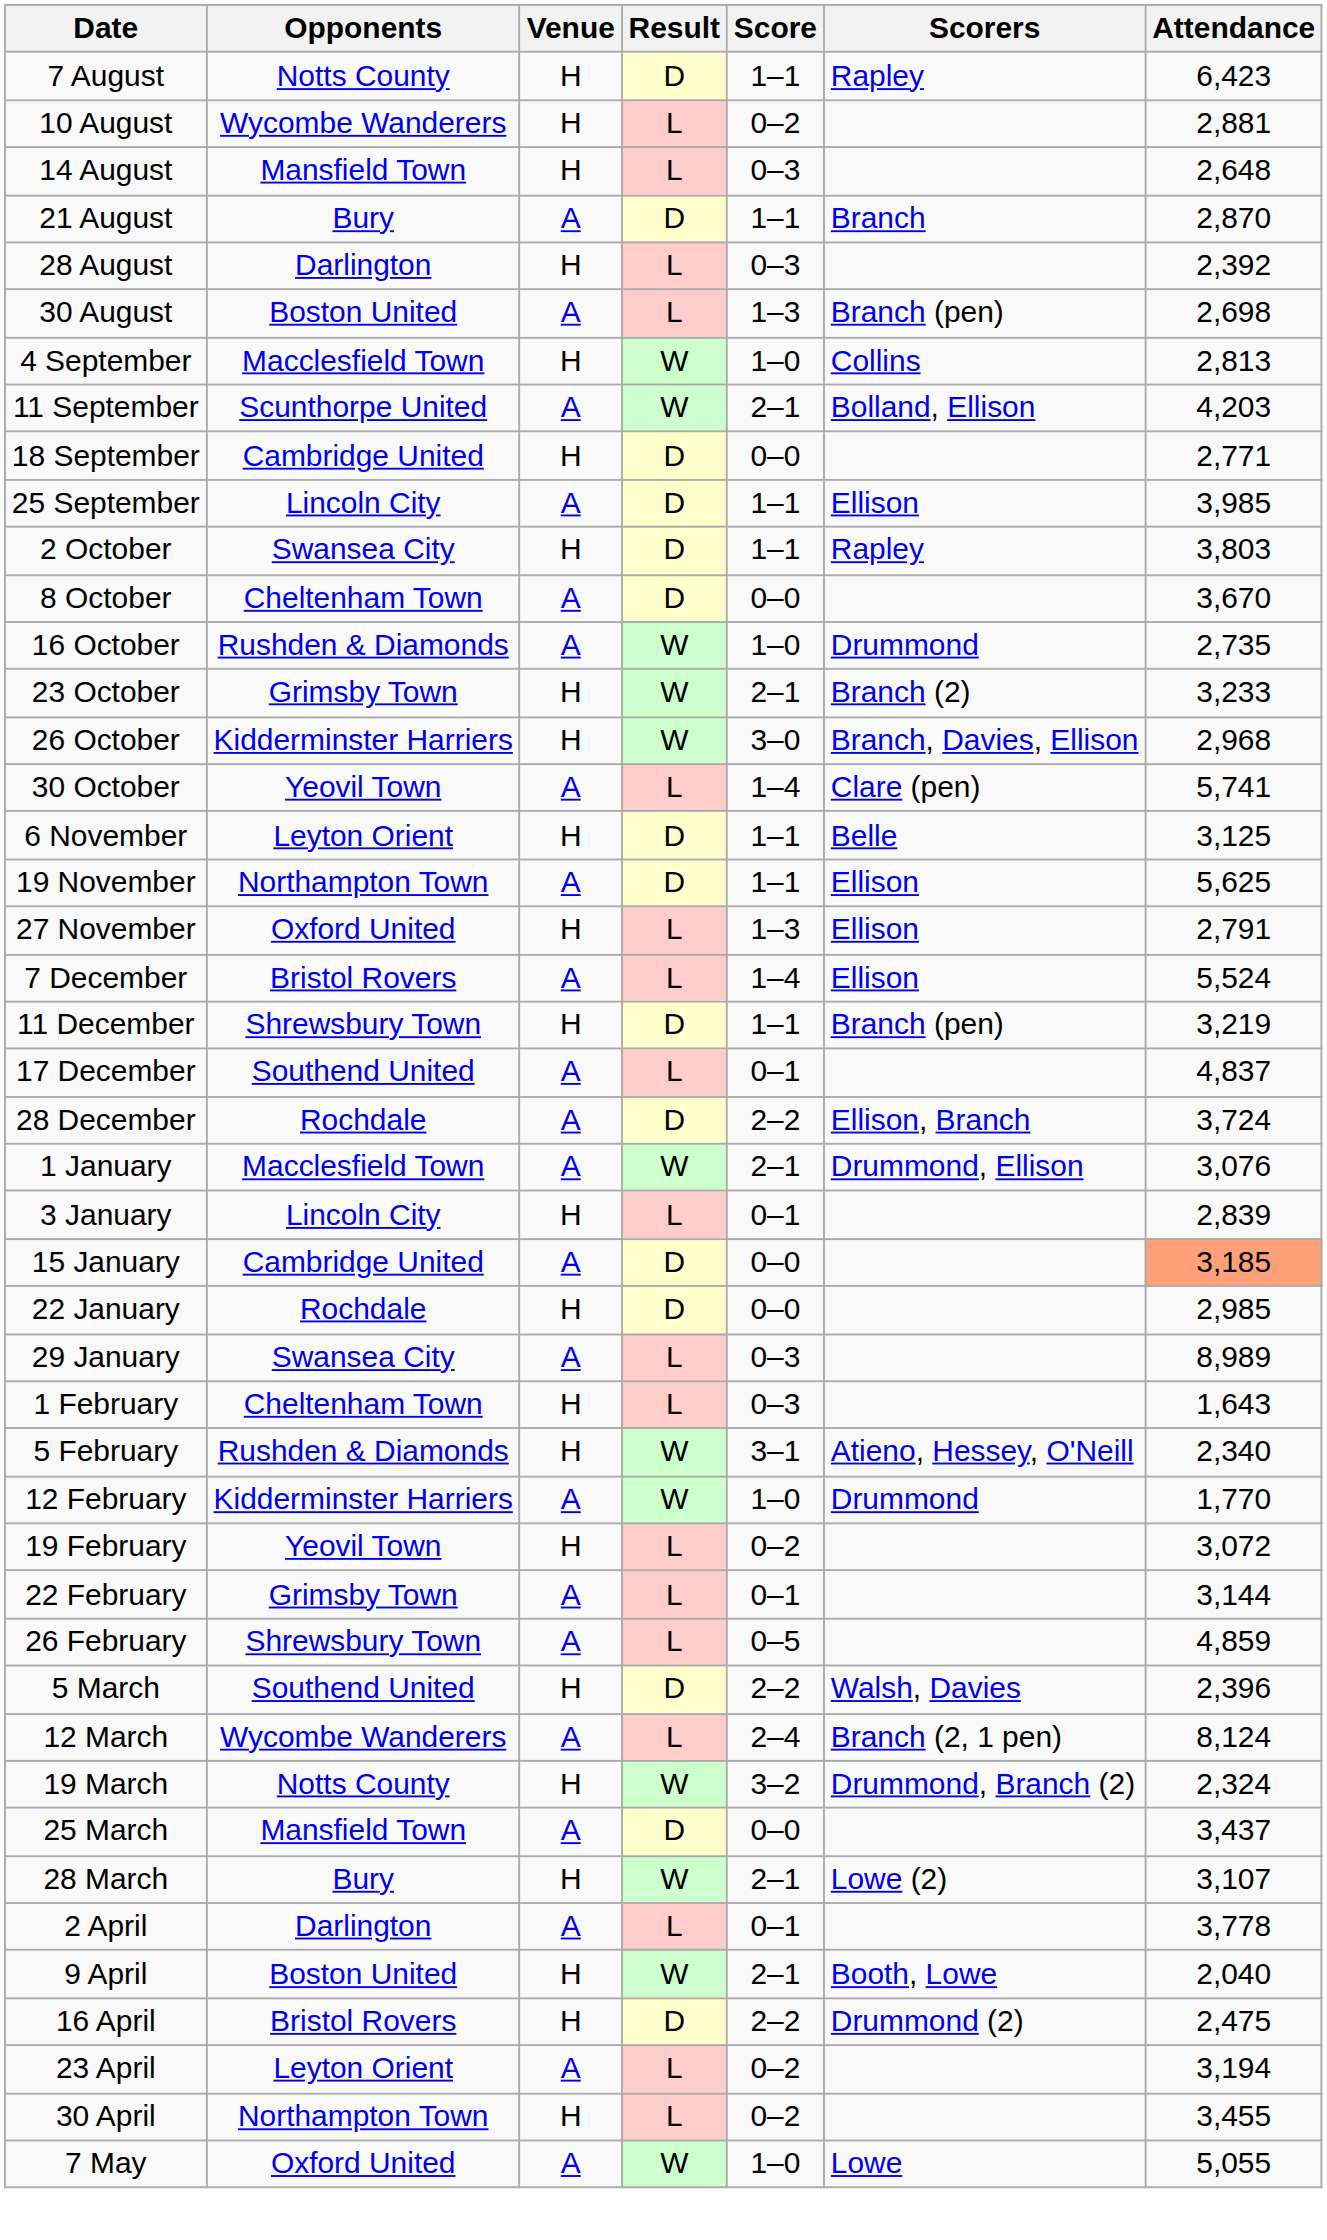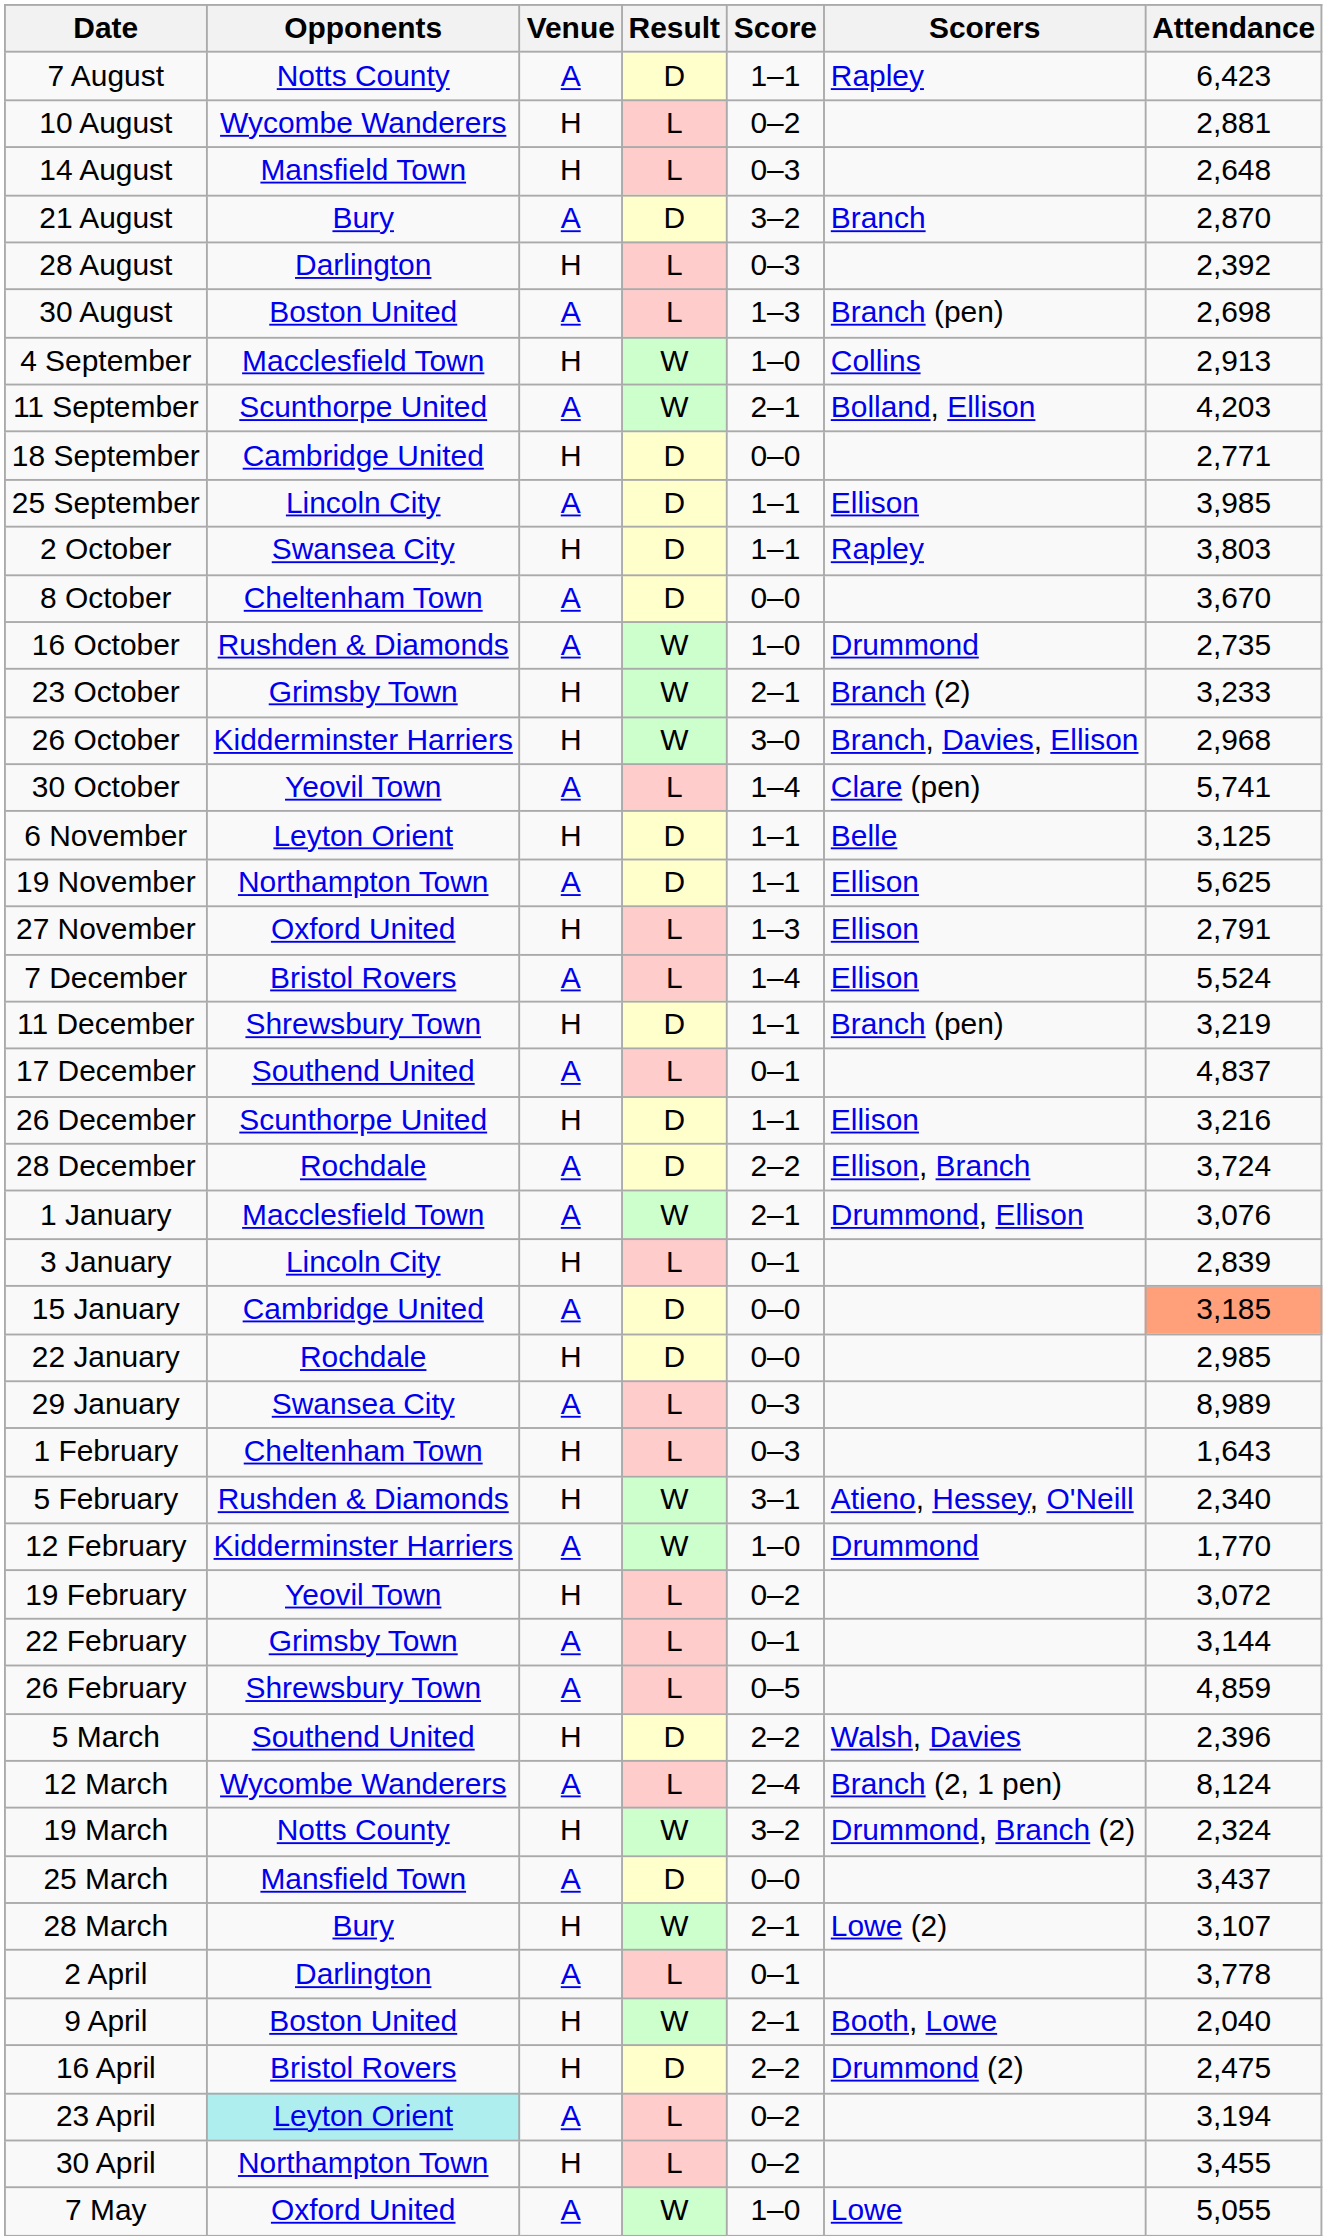(571, 75) H -> (571, 75) A
(775, 218) 1–1 -> (775, 218) 3–2
(1234, 360) 2,813 -> (1234, 360) 2,913
+ row: (106, 1119)
(363, 2068) no background -> (363, 2116) paleturquoise background
